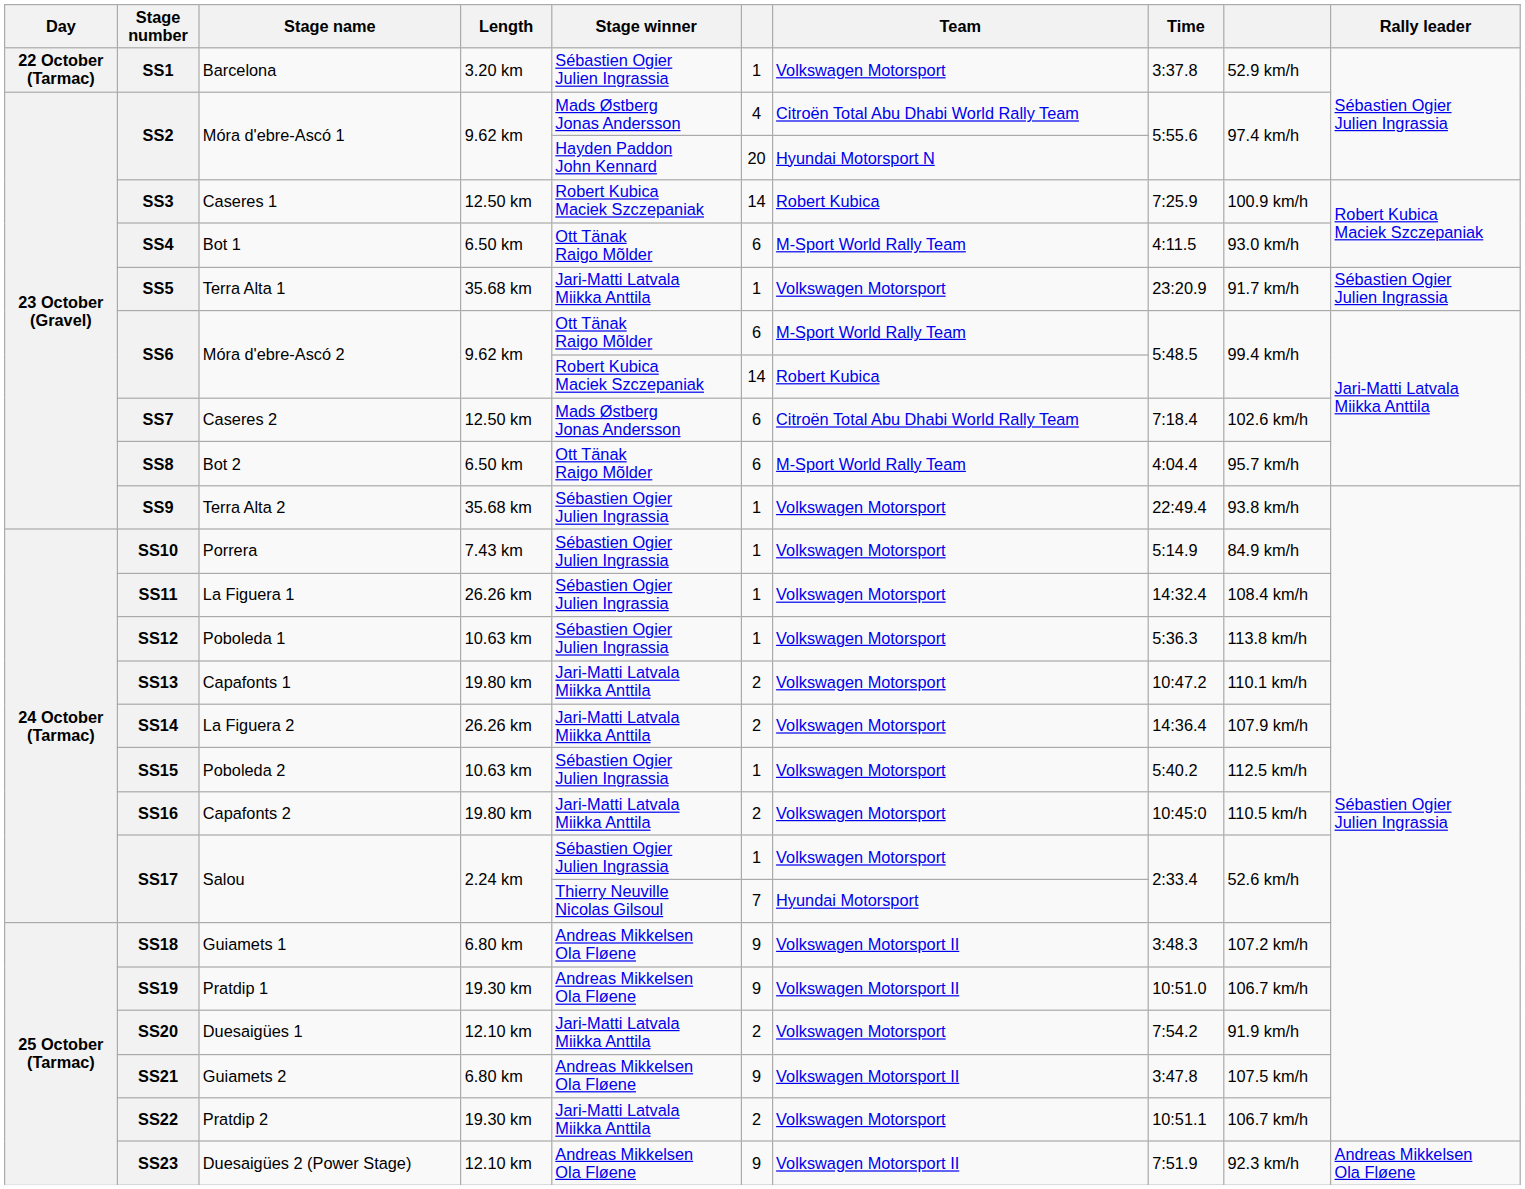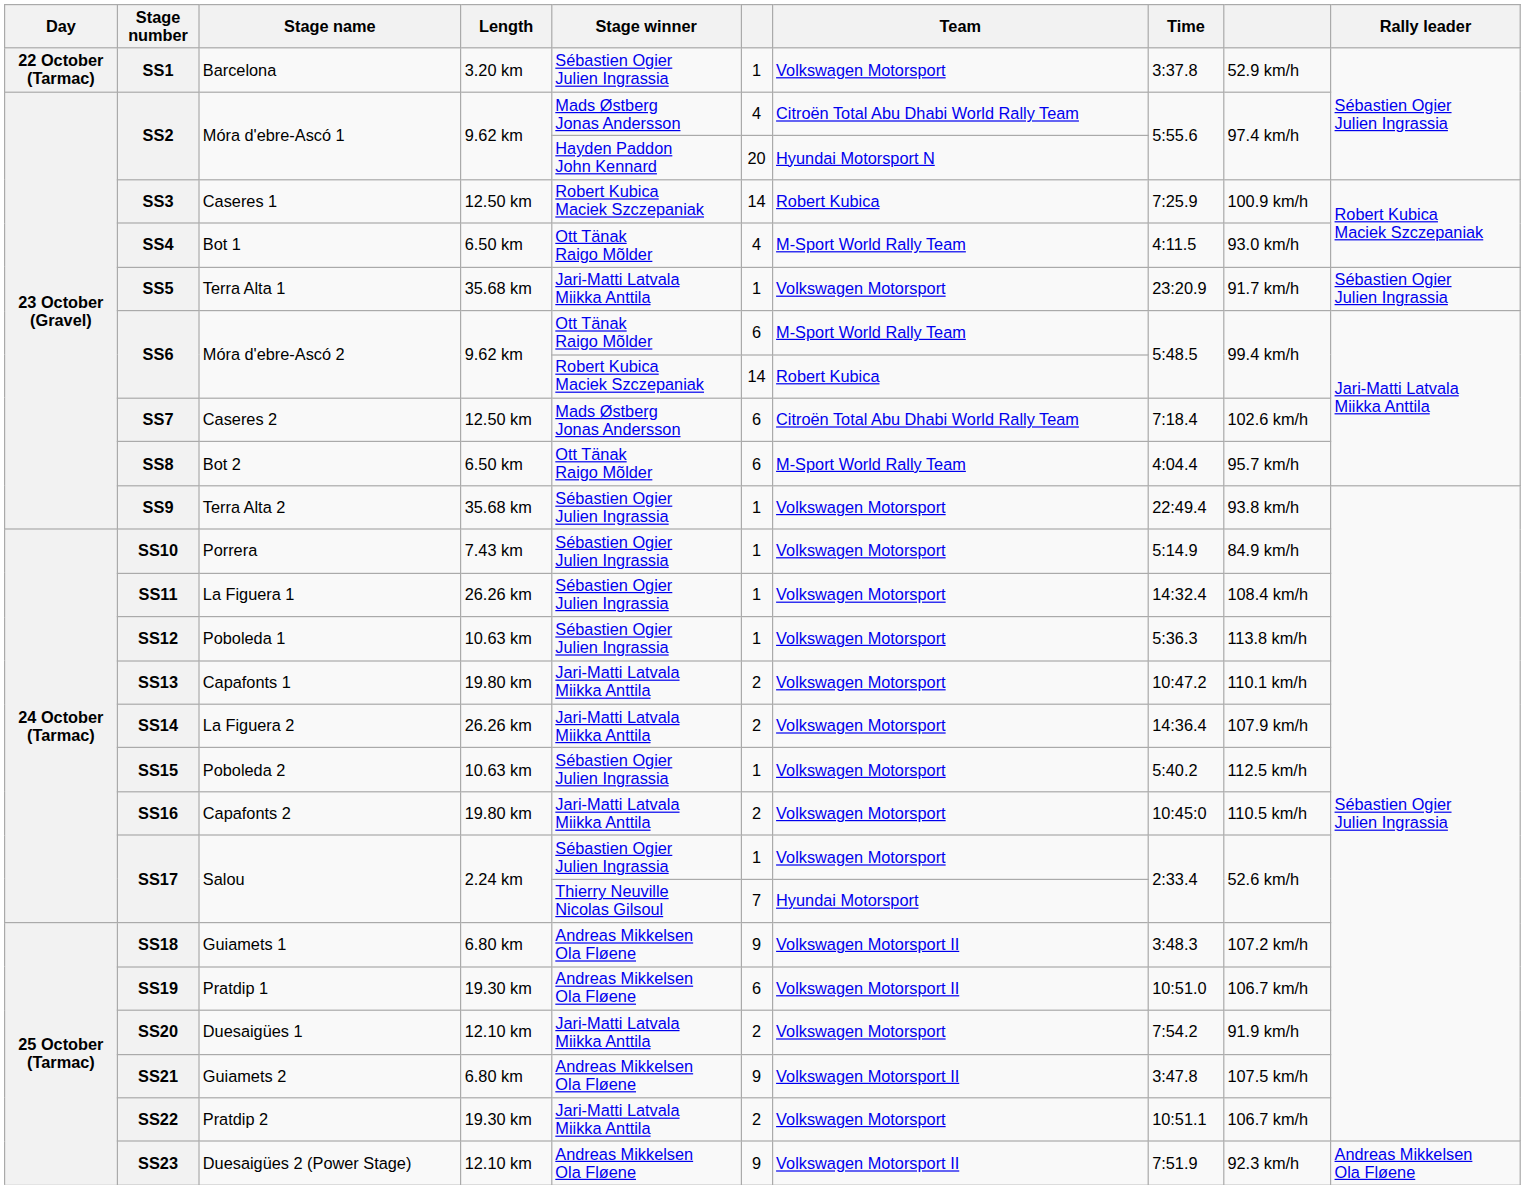(757, 245) 6 -> (757, 245) 4
(757, 988) 9 -> (757, 988) 6
